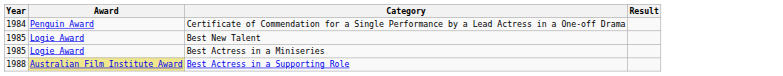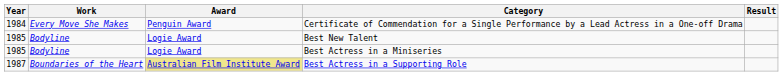+ column: (87, 11)
(16, 64) 1988 -> (16, 64) 1987
